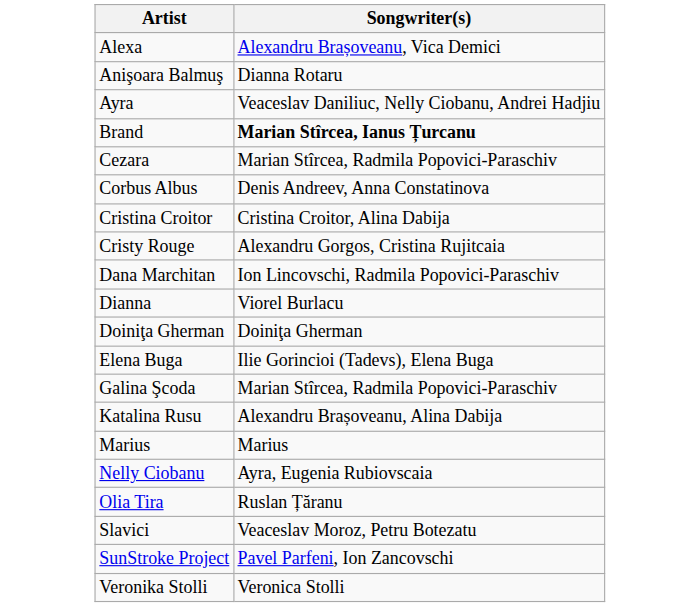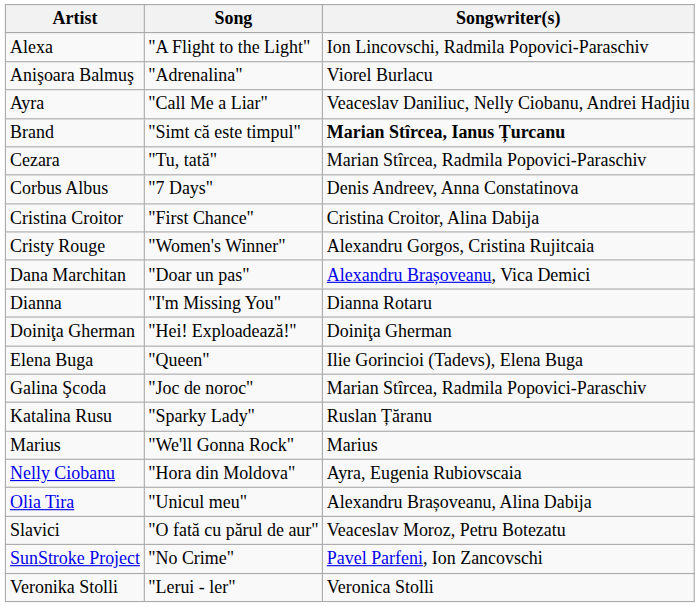+ column: (233, 18)
(369, 47) Alexandru Brașoveanu, Vica Demici -> (488, 47) Ion Lincovschi, Radmila Popovici-Paraschiv
(290, 75) Dianna Rotaru -> (380, 75) Viorel Burlacu
(398, 274) Ion Lincovschi, Radmila Popovici-Paraschiv -> (459, 274) Alexandru Brașoveanu, Vica Demici
(290, 302) Viorel Burlacu -> (379, 302) Dianna Rotaru
(370, 416) Alexandru Brașoveanu, Alina Dabija -> (379, 416) Ruslan Țăranu
(290, 501) Ruslan Țăranu -> (459, 501) Alexandru Brașoveanu, Alina Dabija
